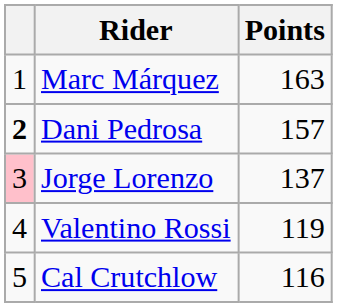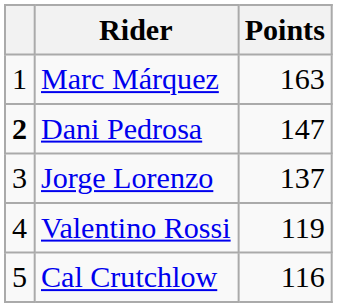(302, 128) 157 -> (302, 128) 147
(19, 178) pink background -> (19, 178) no background
